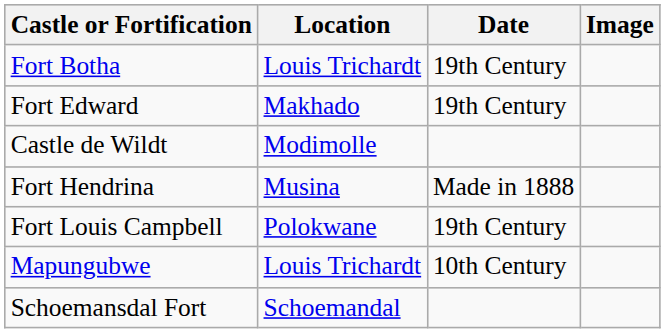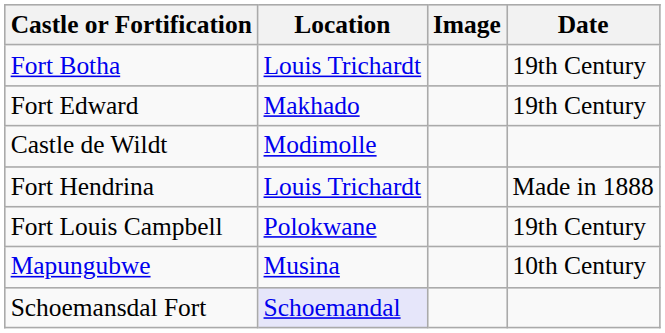columns swapped: (504, 24) <-> (620, 24)
(302, 186) Musina -> (342, 186) Louis Trichardt
(342, 266) Louis Trichardt -> (302, 266) Musina
(332, 307) no background -> (332, 307) lavender background
